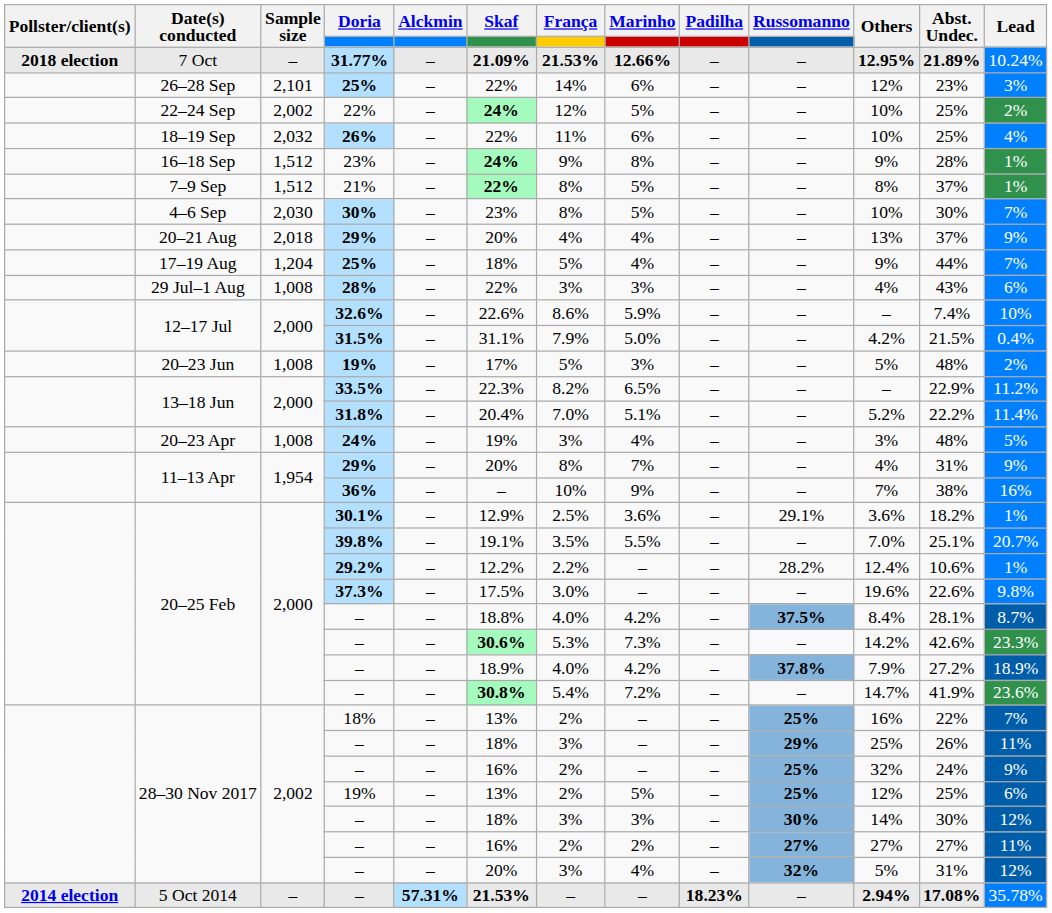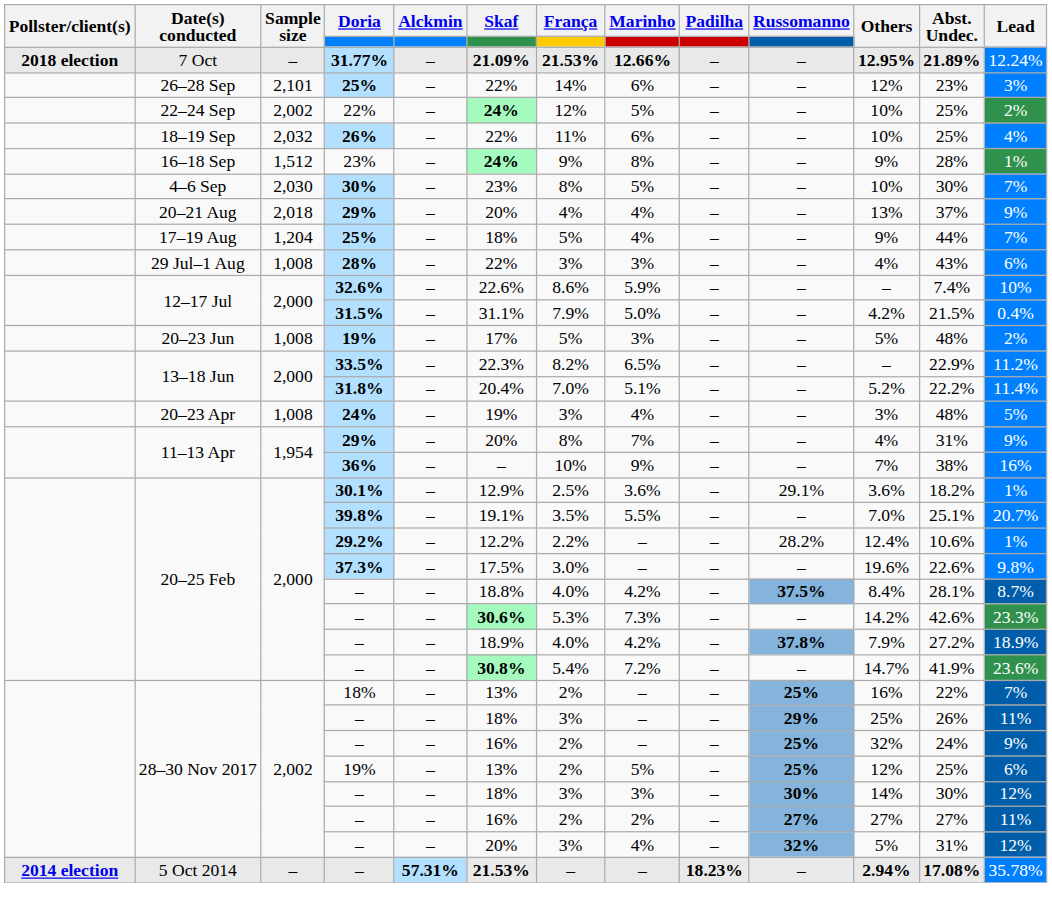(1016, 60) 10.24% -> (1016, 60) 12.24%
- row: (198, 187)
